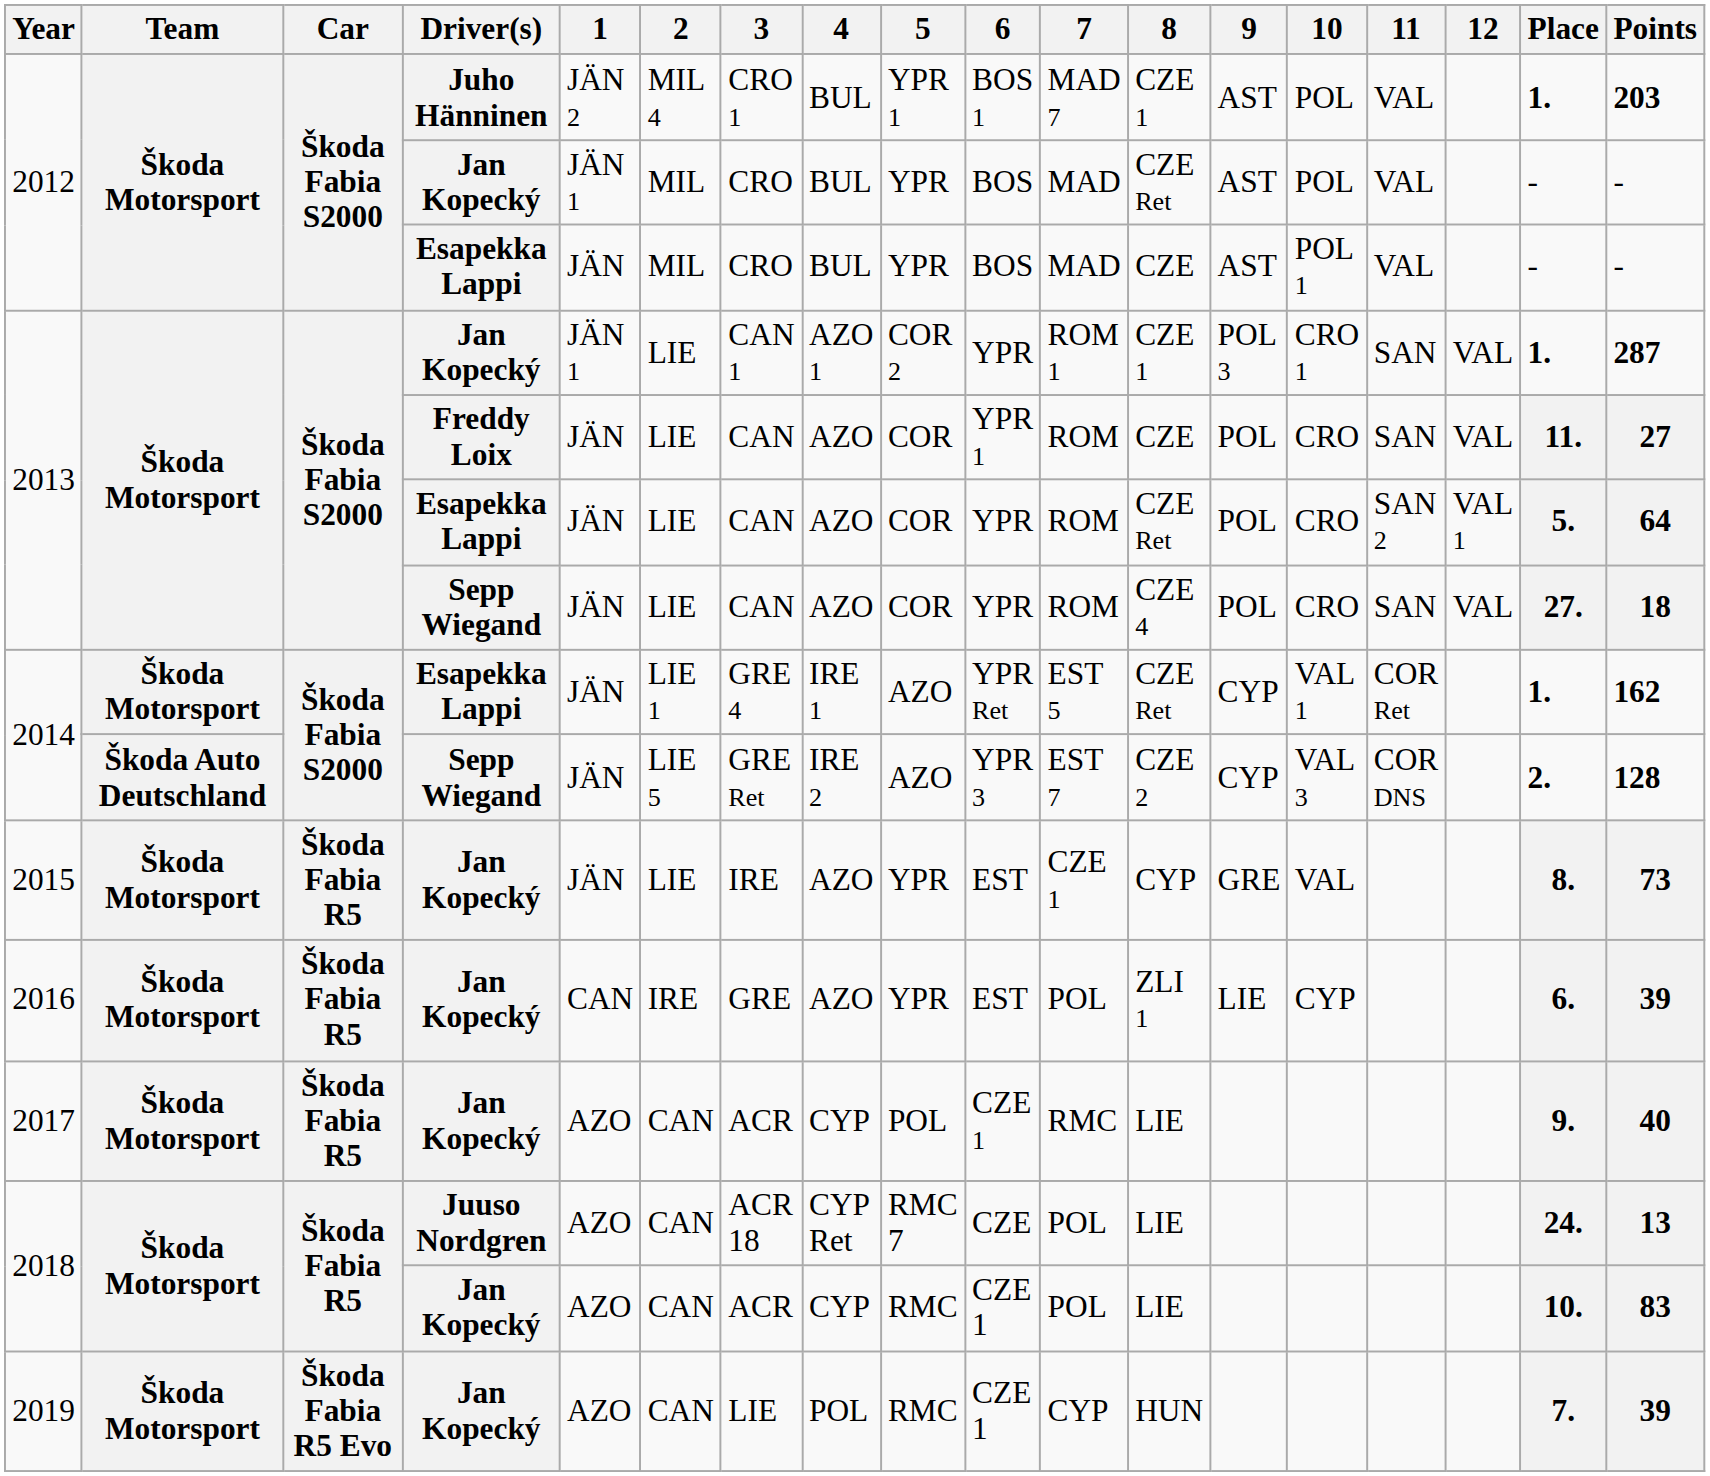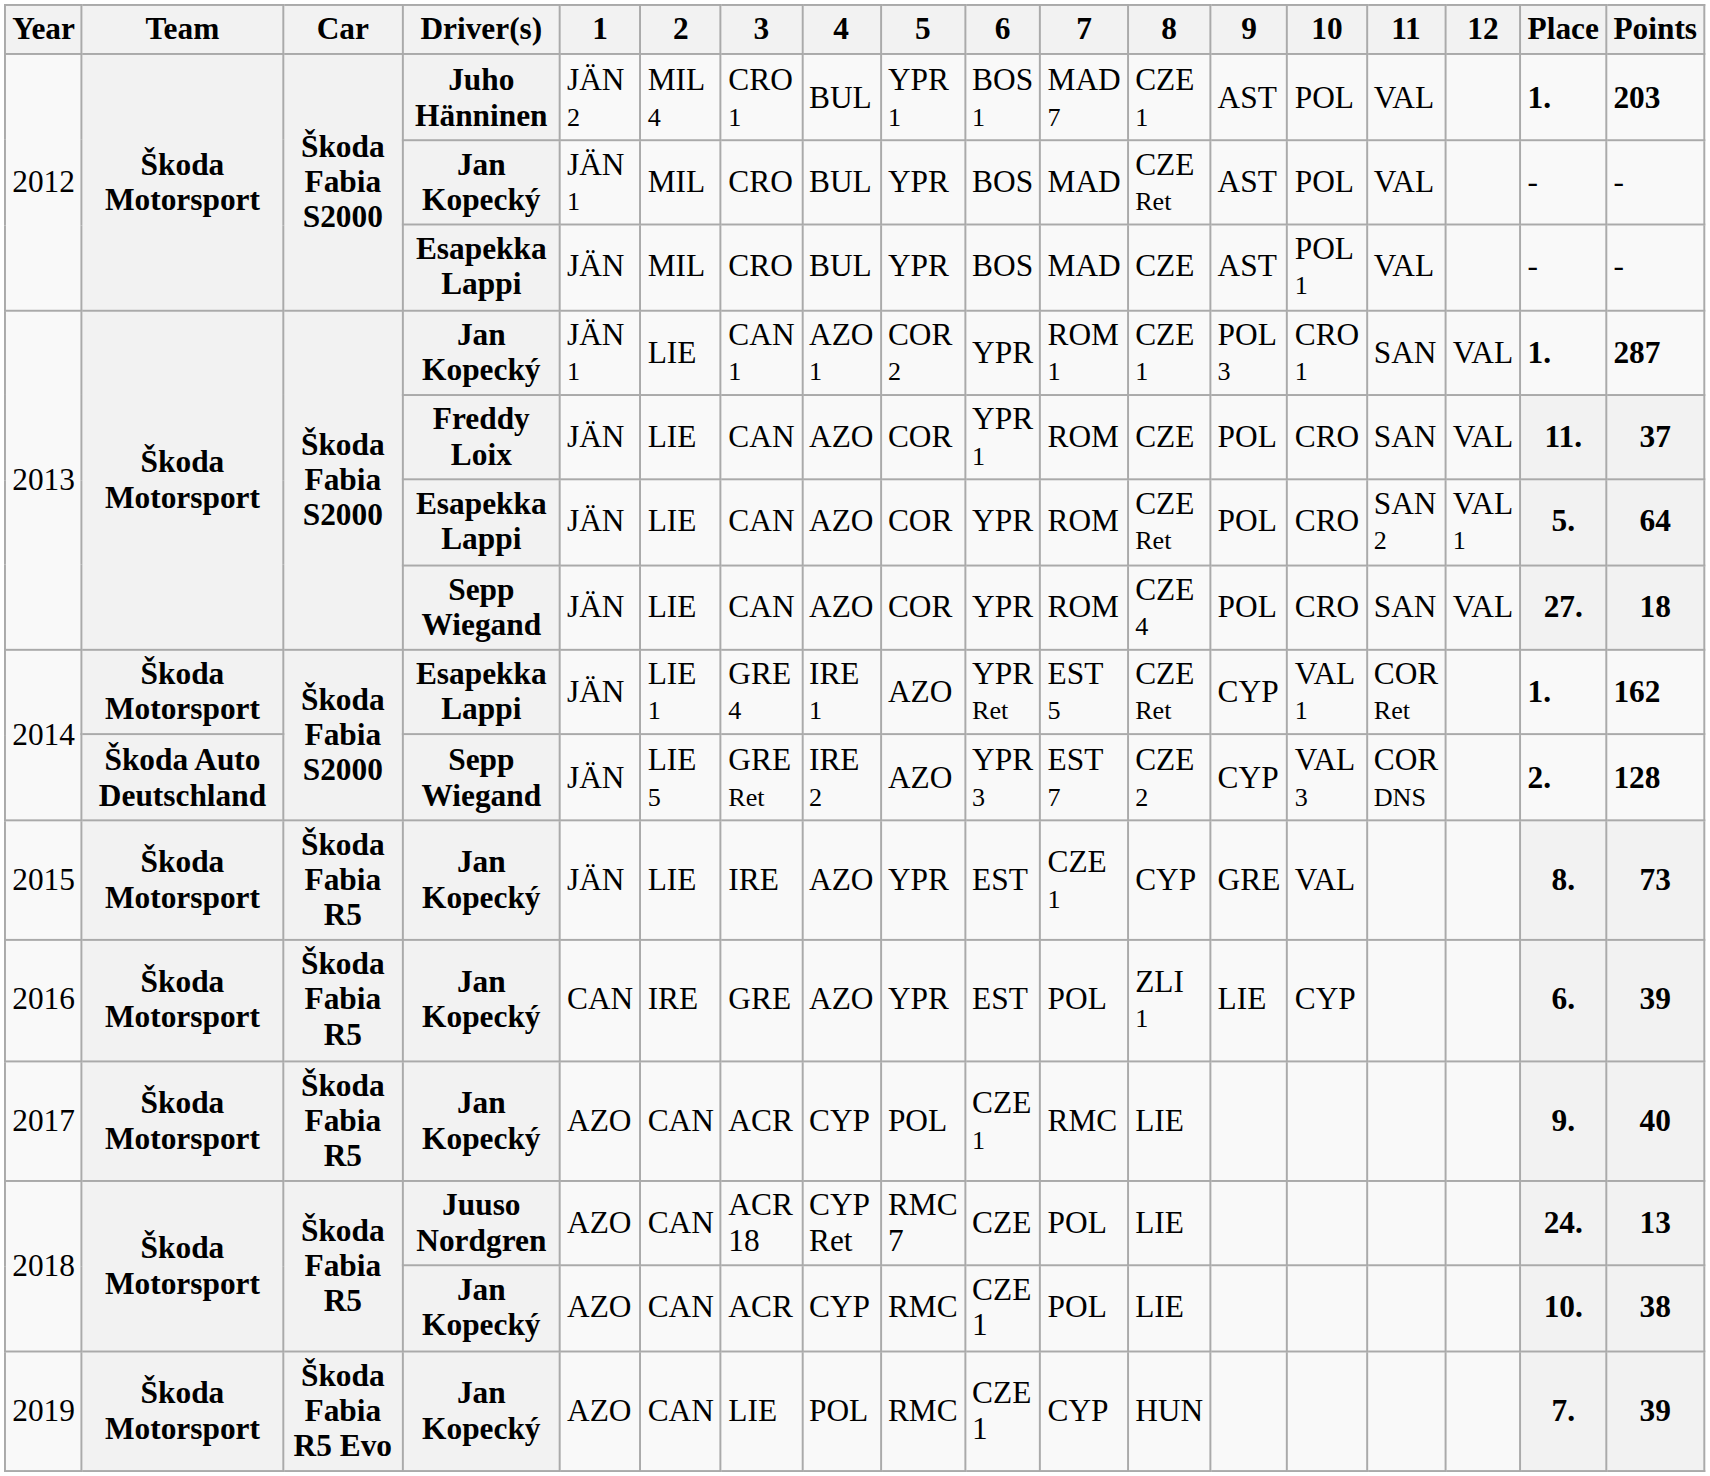(1655, 436) 27 -> (1655, 436) 37
(1655, 1307) 83 -> (1655, 1307) 38
